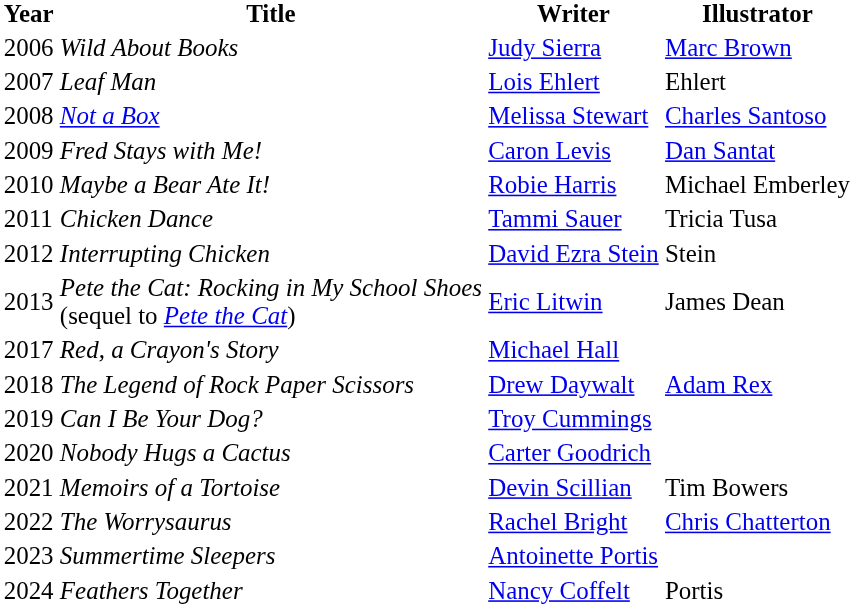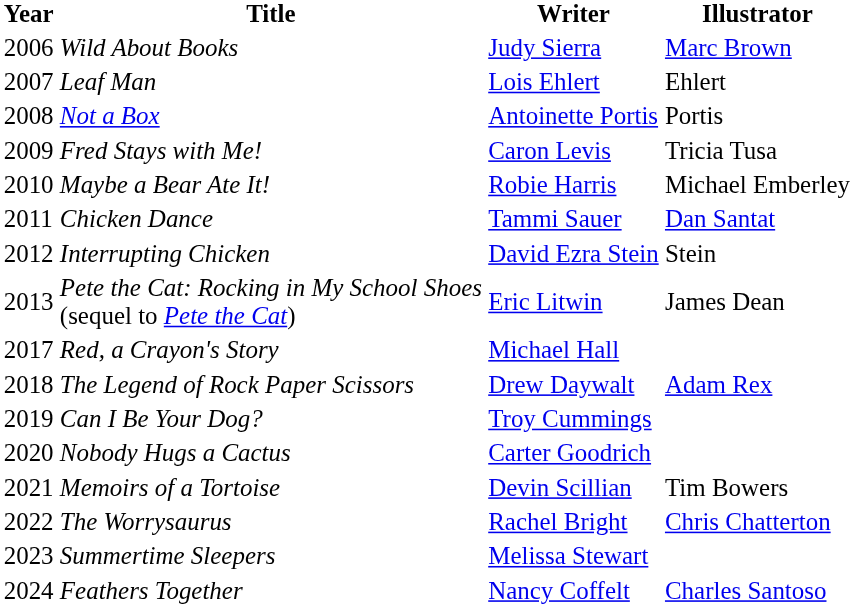(568, 116) Melissa Stewart -> (573, 116) Antoinette Portis
(746, 116) Charles Santoso -> (694, 116) Portis
(720, 150) Dan Santat -> (721, 150) Tricia Tusa
(721, 219) Tricia Tusa -> (720, 219) Dan Santat
(573, 556) Antoinette Portis -> (568, 556) Melissa Stewart
(694, 590) Portis -> (746, 590) Charles Santoso
